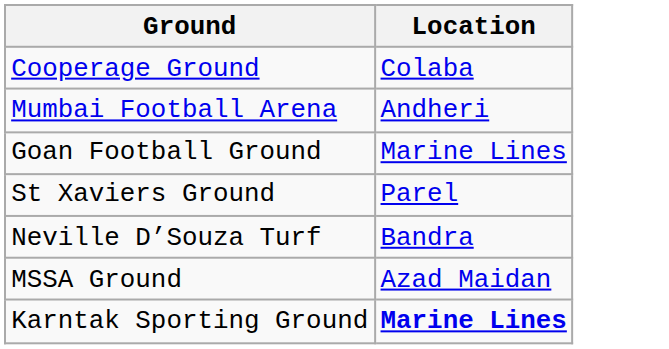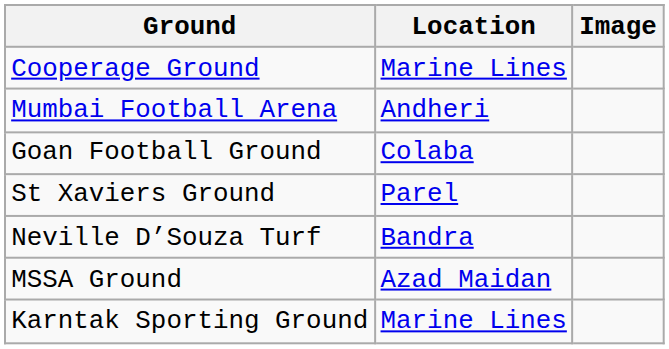+ column: (618, 26)
(427, 68) Colaba -> (474, 68) Marine Lines
(474, 153) Marine Lines -> (427, 153) Colaba
(474, 321) bold -> (474, 321) normal
